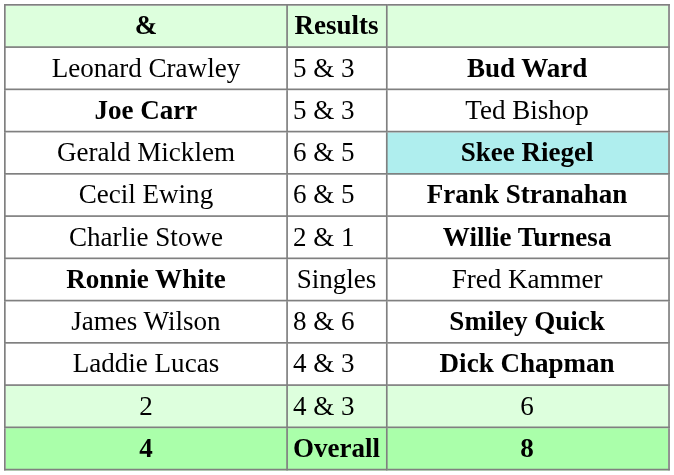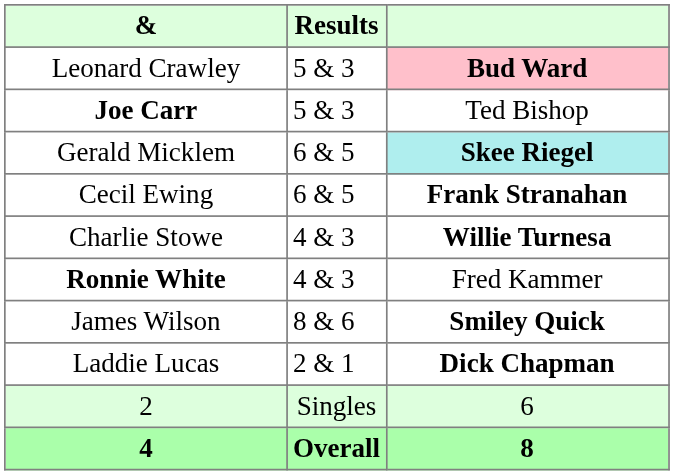(527, 67) no background -> (527, 67) pink background
(324, 236) 2 & 1 -> (324, 236) 4 & 3
(337, 279) Singles -> (324, 279) 4 & 3
(324, 363) 4 & 3 -> (324, 363) 2 & 1
(324, 405) 4 & 3 -> (337, 405) Singles
